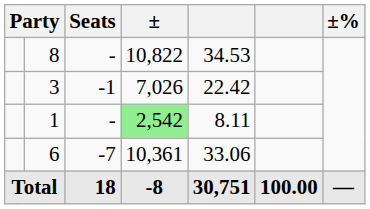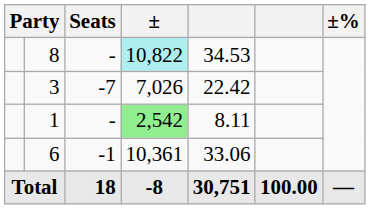(154, 54) no background -> (154, 54) paleturquoise background
(107, 87) -1 -> (107, 87) -7
(107, 154) -7 -> (107, 154) -1
